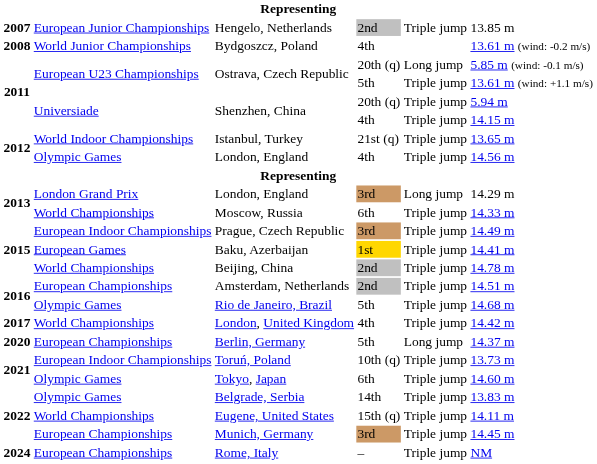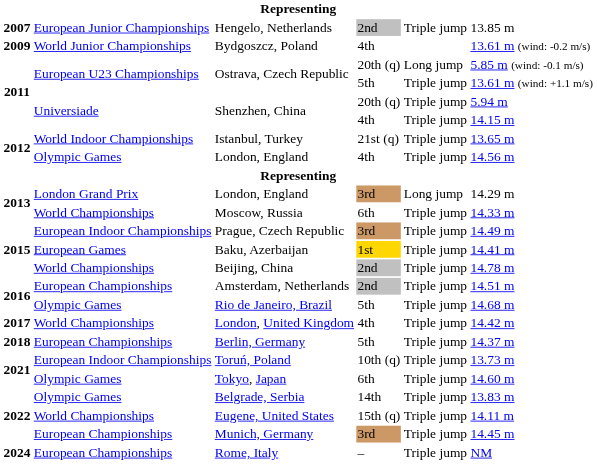(17, 46) 2008 -> (17, 46) 2009
(17, 341) 2020 -> (17, 341) 2018
(433, 341) Long jump -> (435, 341) Triple jump
